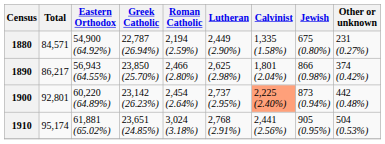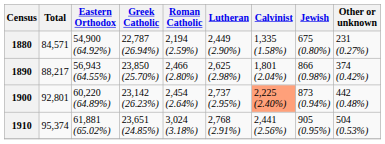(55, 71) 86,217 -> (55, 71) 88,217
(55, 125) 95,174 -> (55, 125) 95,374
